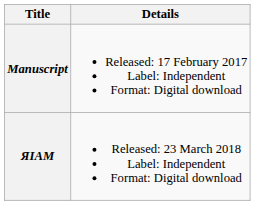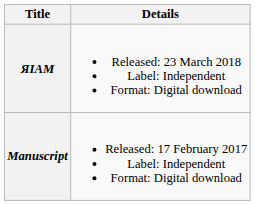rows swapped: (38, 68) <-> (38, 156)
